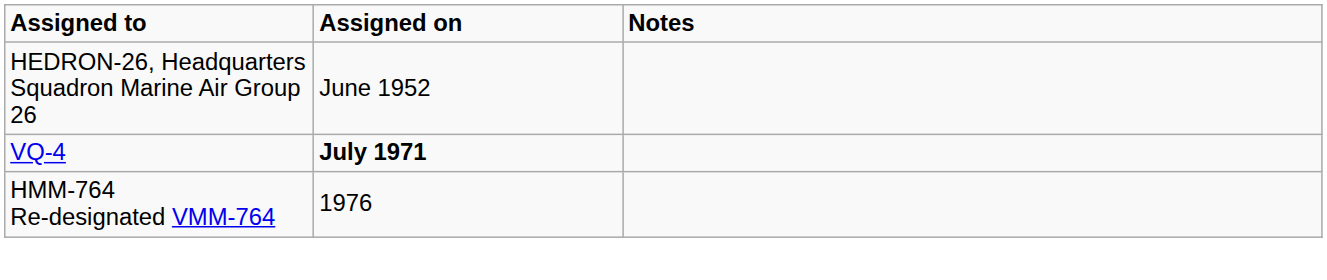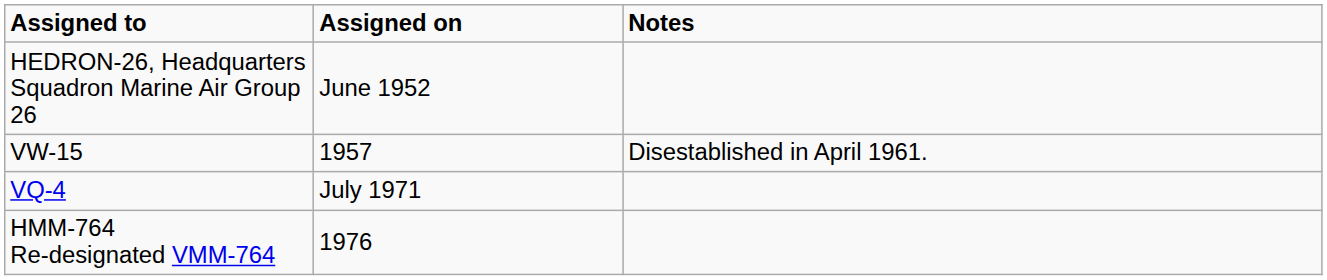+ row: (46, 152)
(373, 152) bold -> (370, 190) normal
